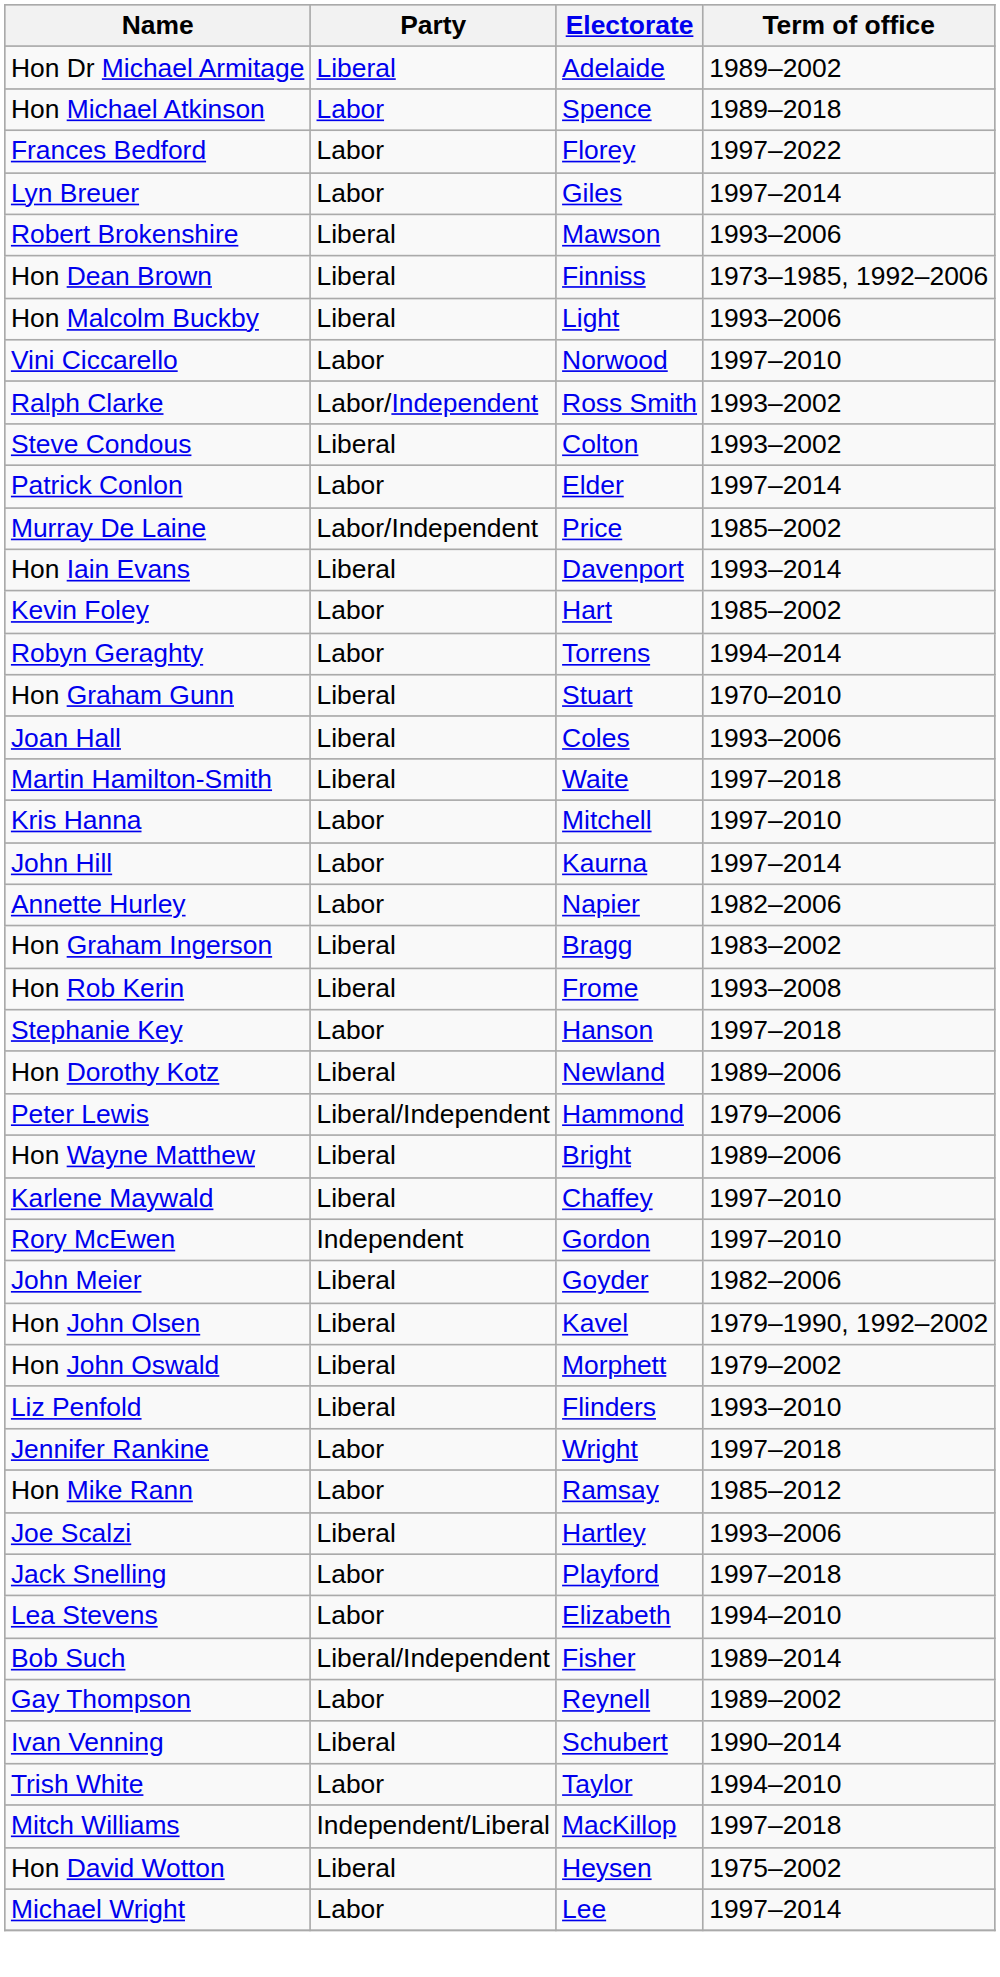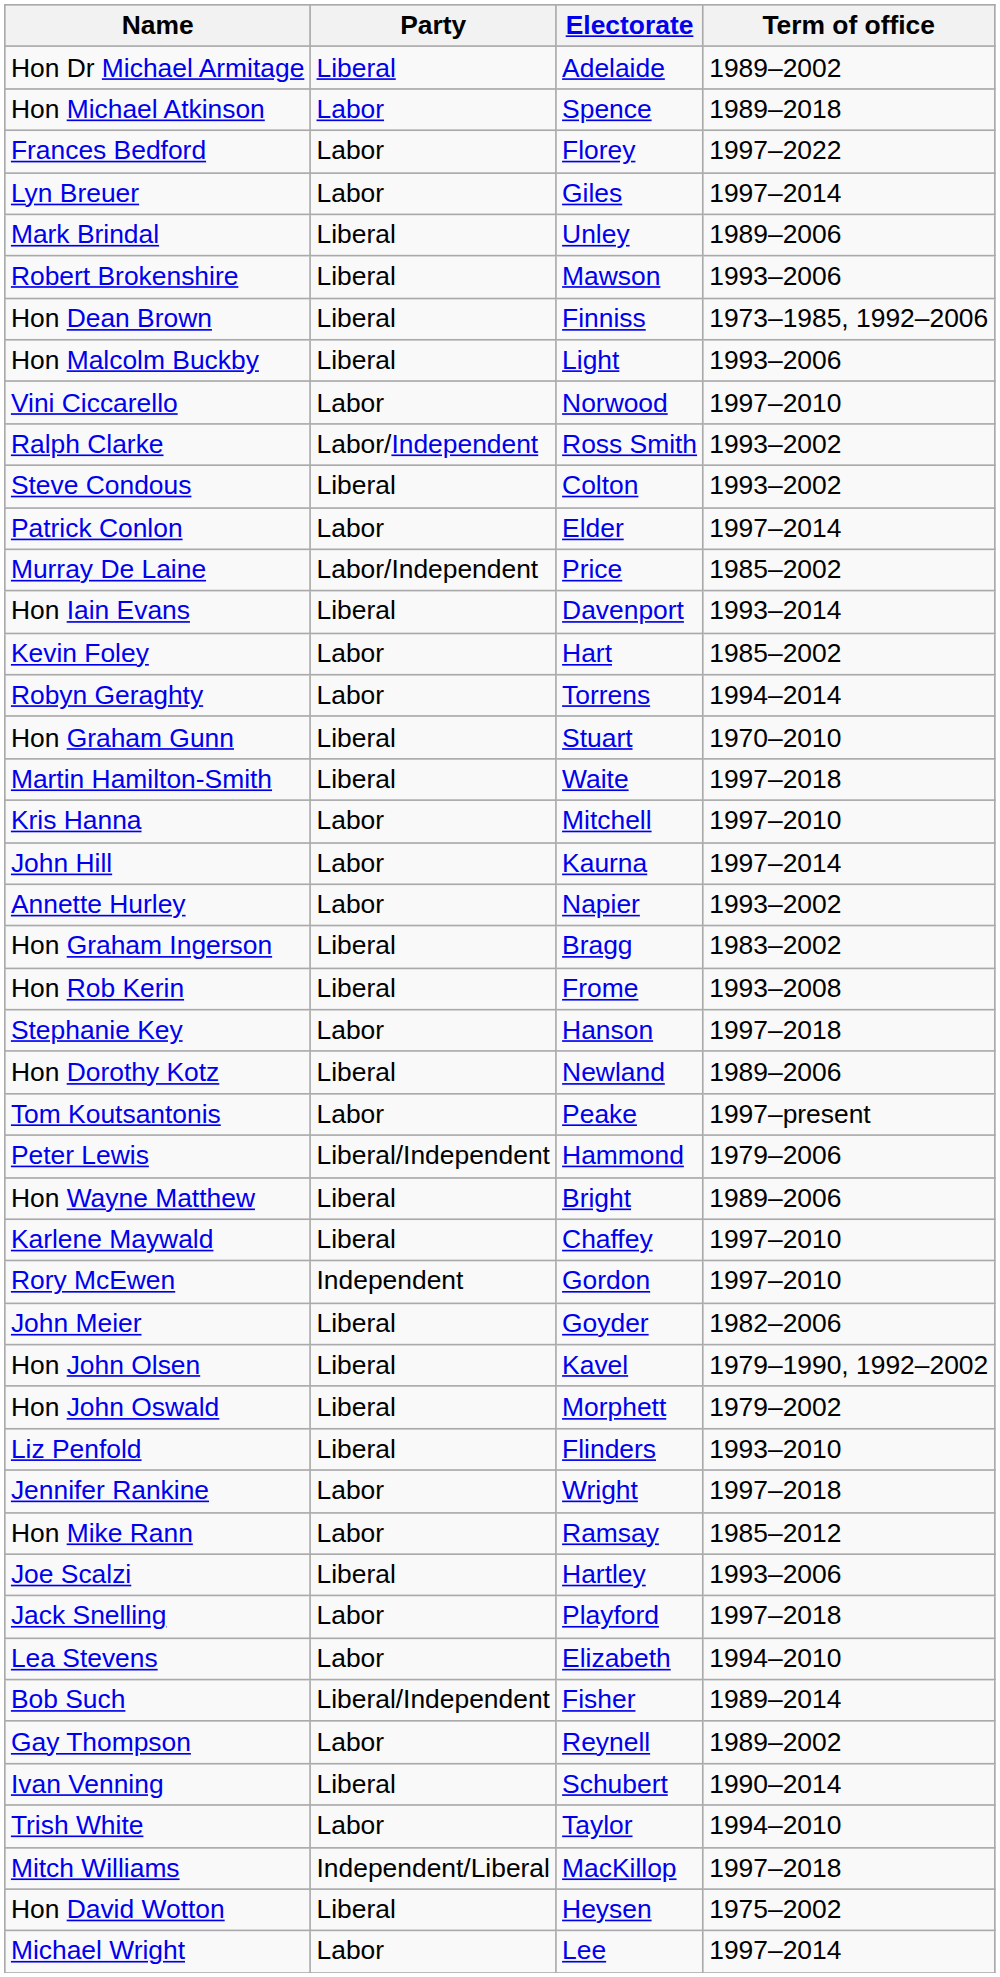+ row: (85, 234)
- row: (66, 737)
(775, 904) 1982–2006 -> (775, 904) 1993–2002
+ row: (116, 1114)
